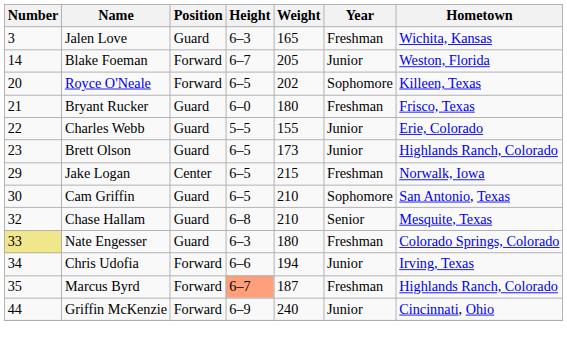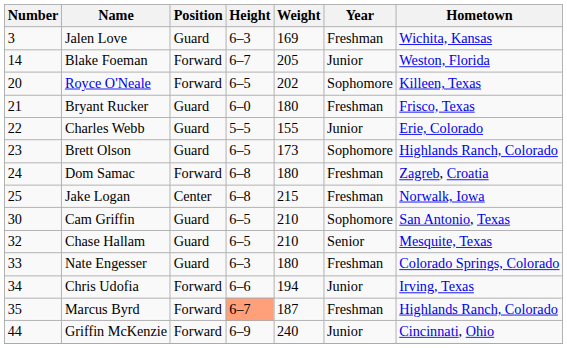(288, 38) 165 -> (288, 38) 169
(345, 151) Junior -> (360, 151) Sophomore
+ row: (100, 173)
(15, 173) 29 -> (15, 196) 25
(240, 173) 6–5 -> (240, 196) 6–8
(240, 219) 6–8 -> (240, 241) 6–5
(15, 241) khaki background -> (15, 264) no background
